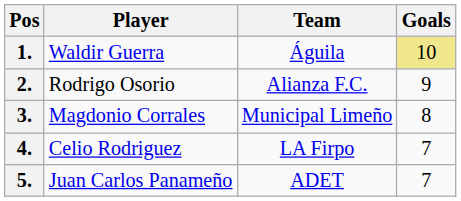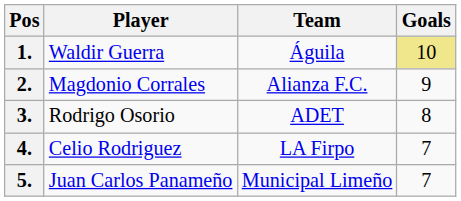(112, 84) Rodrigo Osorio -> (127, 84) Magdonio Corrales
(127, 116) Magdonio Corrales -> (112, 116) Rodrigo Osorio
(317, 116) Municipal Limeño -> (317, 116) ADET
(317, 180) ADET -> (317, 180) Municipal Limeño
